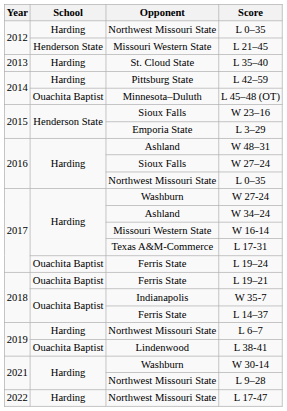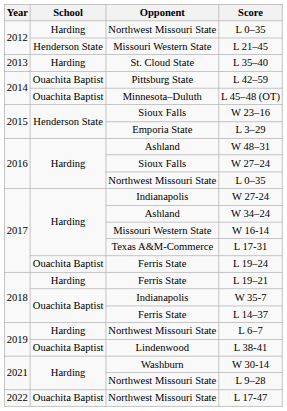(68, 79) Harding -> (68, 79) Ouachita Baptist
(162, 197) Washburn -> (162, 197) Indianapolis
(68, 280) Ouachita Baptist -> (68, 280) Harding
(68, 398) Harding -> (68, 398) Ouachita Baptist
